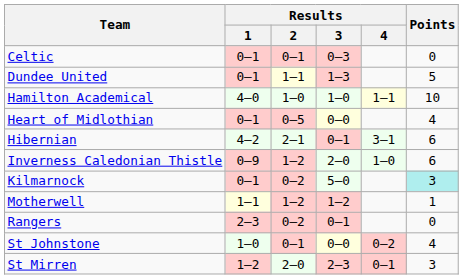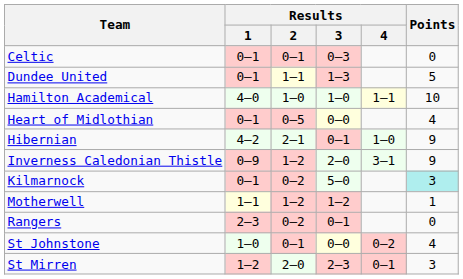(384, 139) 3–1 -> (384, 139) 1–0
(432, 139) 6 -> (432, 139) 9
(384, 160) 1–0 -> (384, 160) 3–1
(432, 160) 6 -> (432, 160) 9
